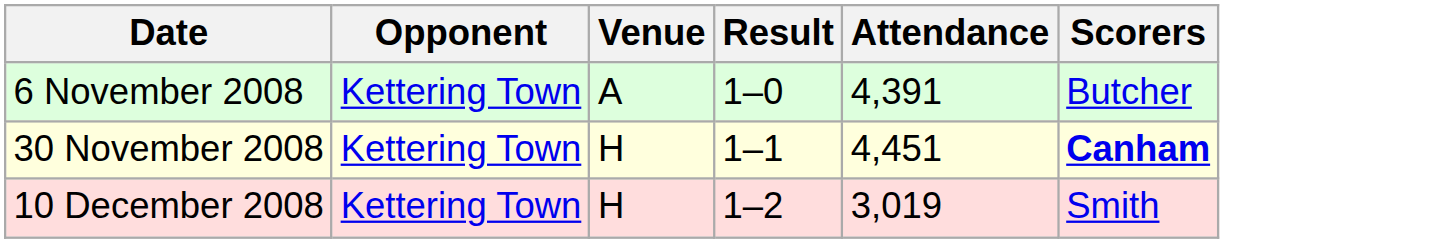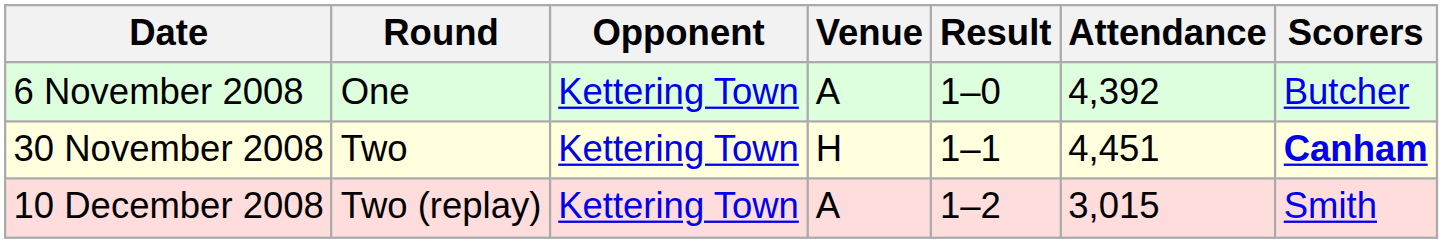+ column: (441, 33)
(896, 91) 4,391 -> (1114, 91) 4,392
(611, 206) H -> (828, 206) A
(896, 206) 3,019 -> (1114, 206) 3,015
